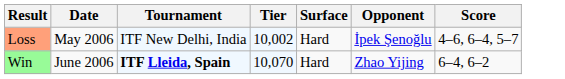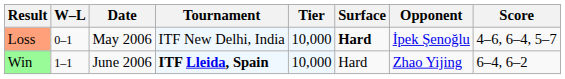+ column: (70, 16)
(273, 39) 10,002 -> (311, 39) 10,000
(315, 39) normal -> (355, 39) bold
(273, 62) 10,070 -> (311, 62) 10,000
